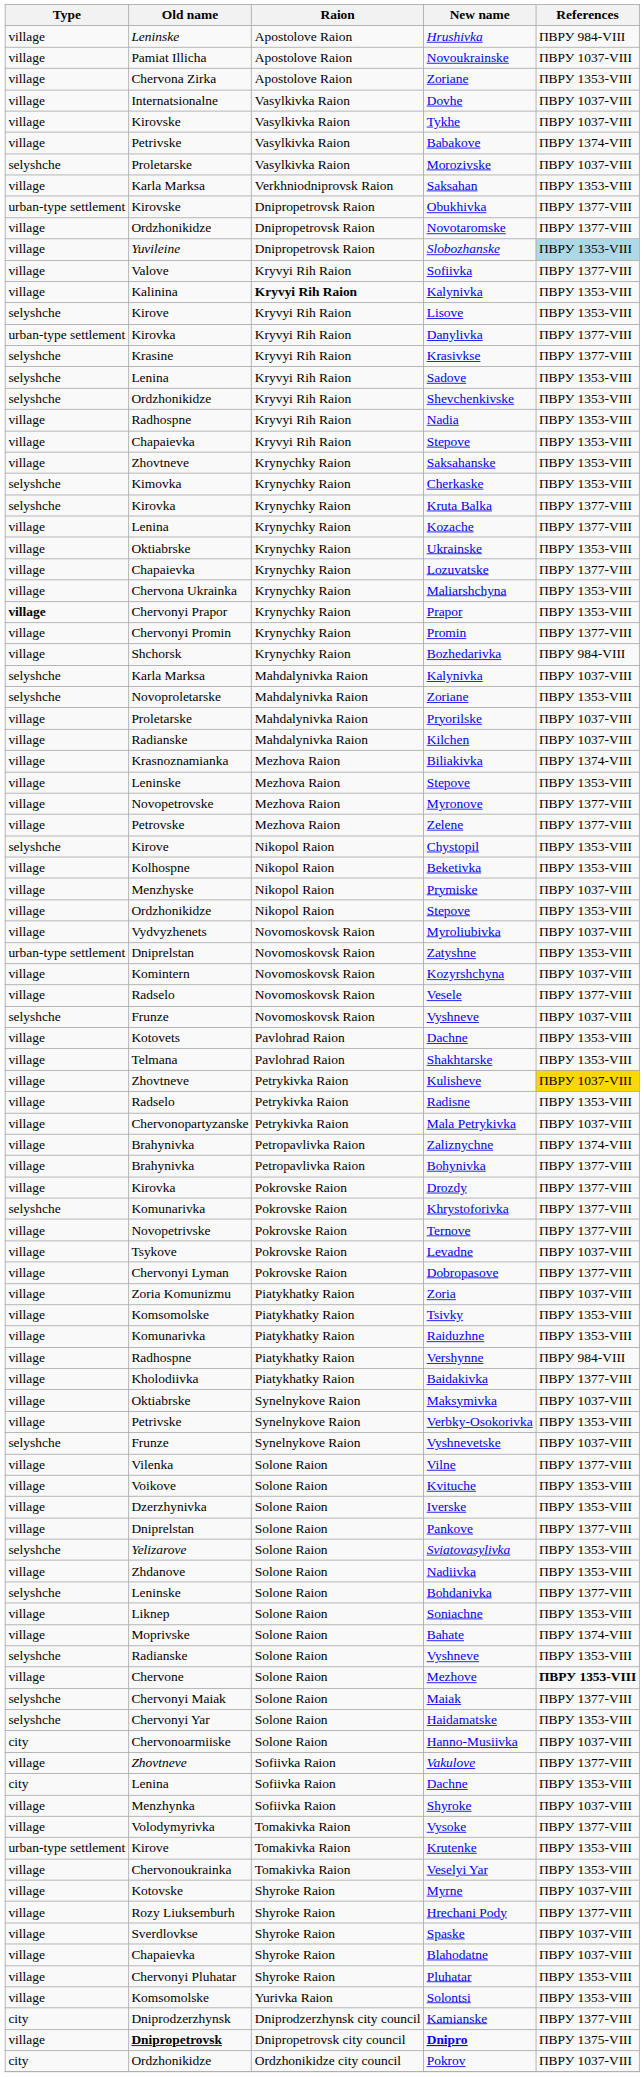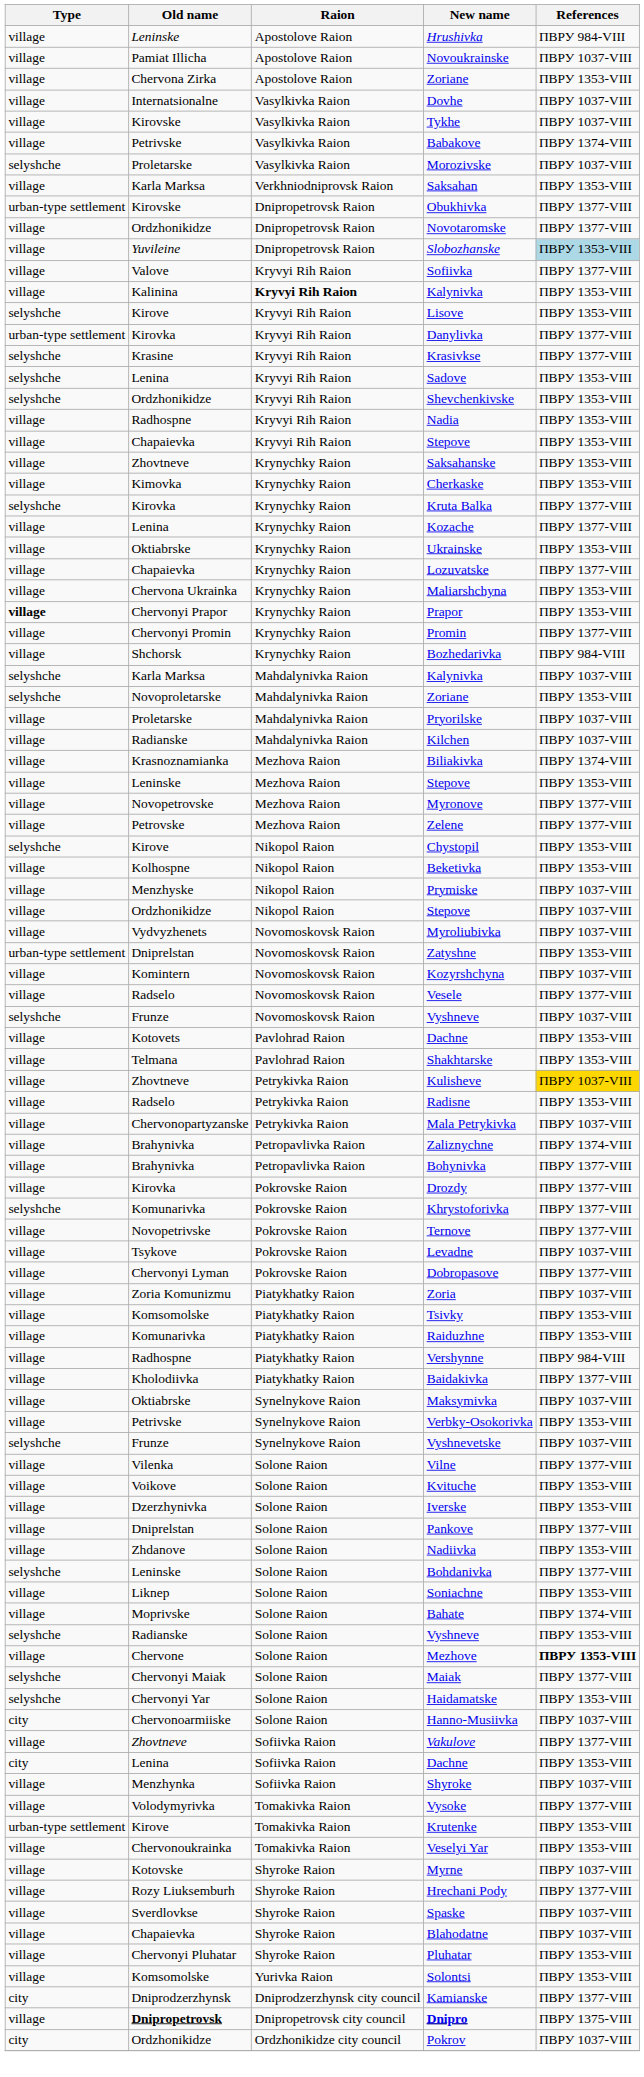(35, 484) selyshche -> (27, 484) village
(585, 910) ПВРУ 1353-VIII -> (585, 910) ПВРУ 1037-VIII
- row: (159, 1549)
